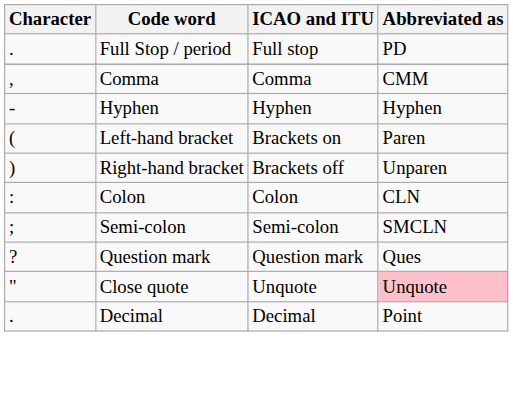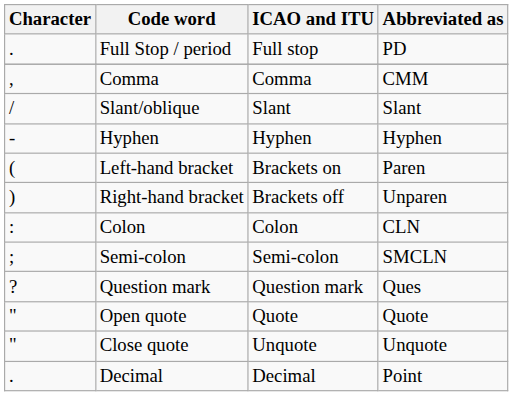+ row: (150, 108)
+ row: (143, 316)
(415, 286) pink background -> (415, 345) no background
